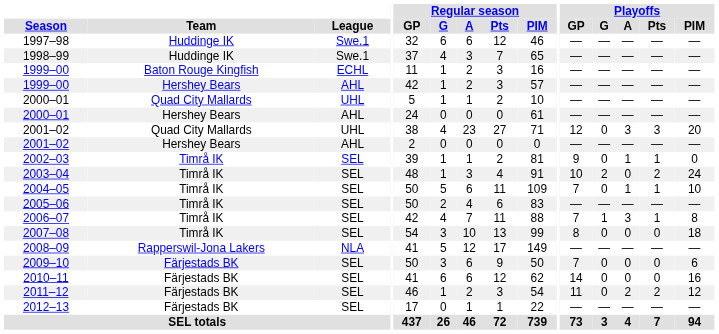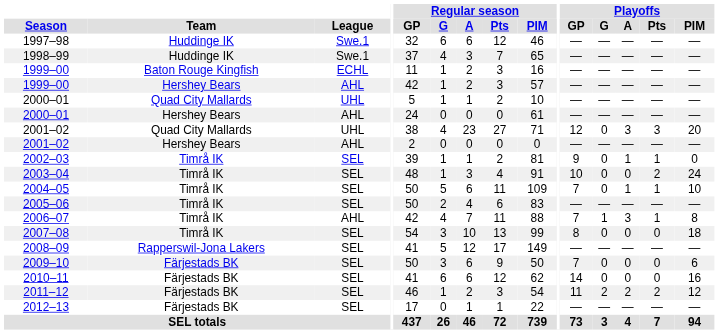(604, 174) 2 -> (604, 174) 0
(353, 218) SEL -> (353, 218) AHL
(353, 248) NLA -> (353, 248) SEL
(604, 292) 0 -> (604, 292) 2
